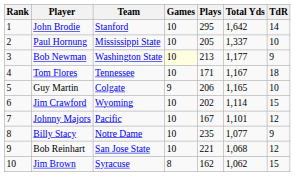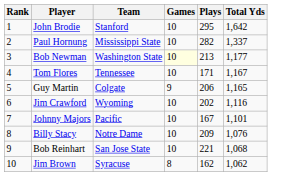- column: (279, 12)
(207, 42) 205 -> (207, 42) 282
(236, 103) 1,114 -> (236, 103) 1,116
(207, 133) 235 -> (207, 133) 209
(237, 133) 1,077 -> (237, 133) 1,076
